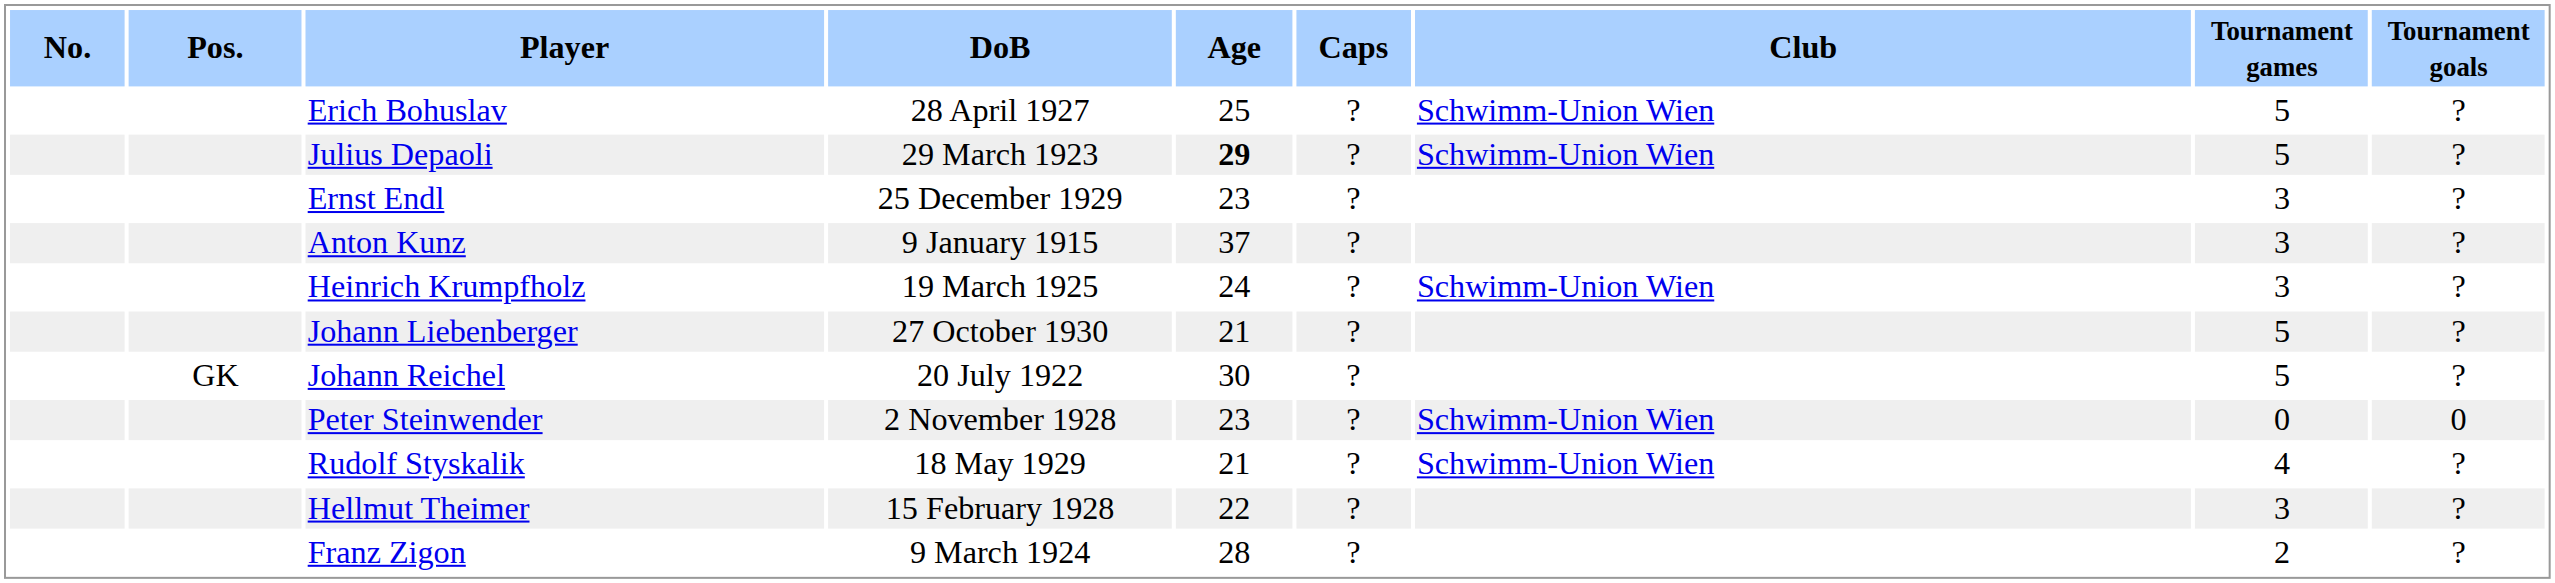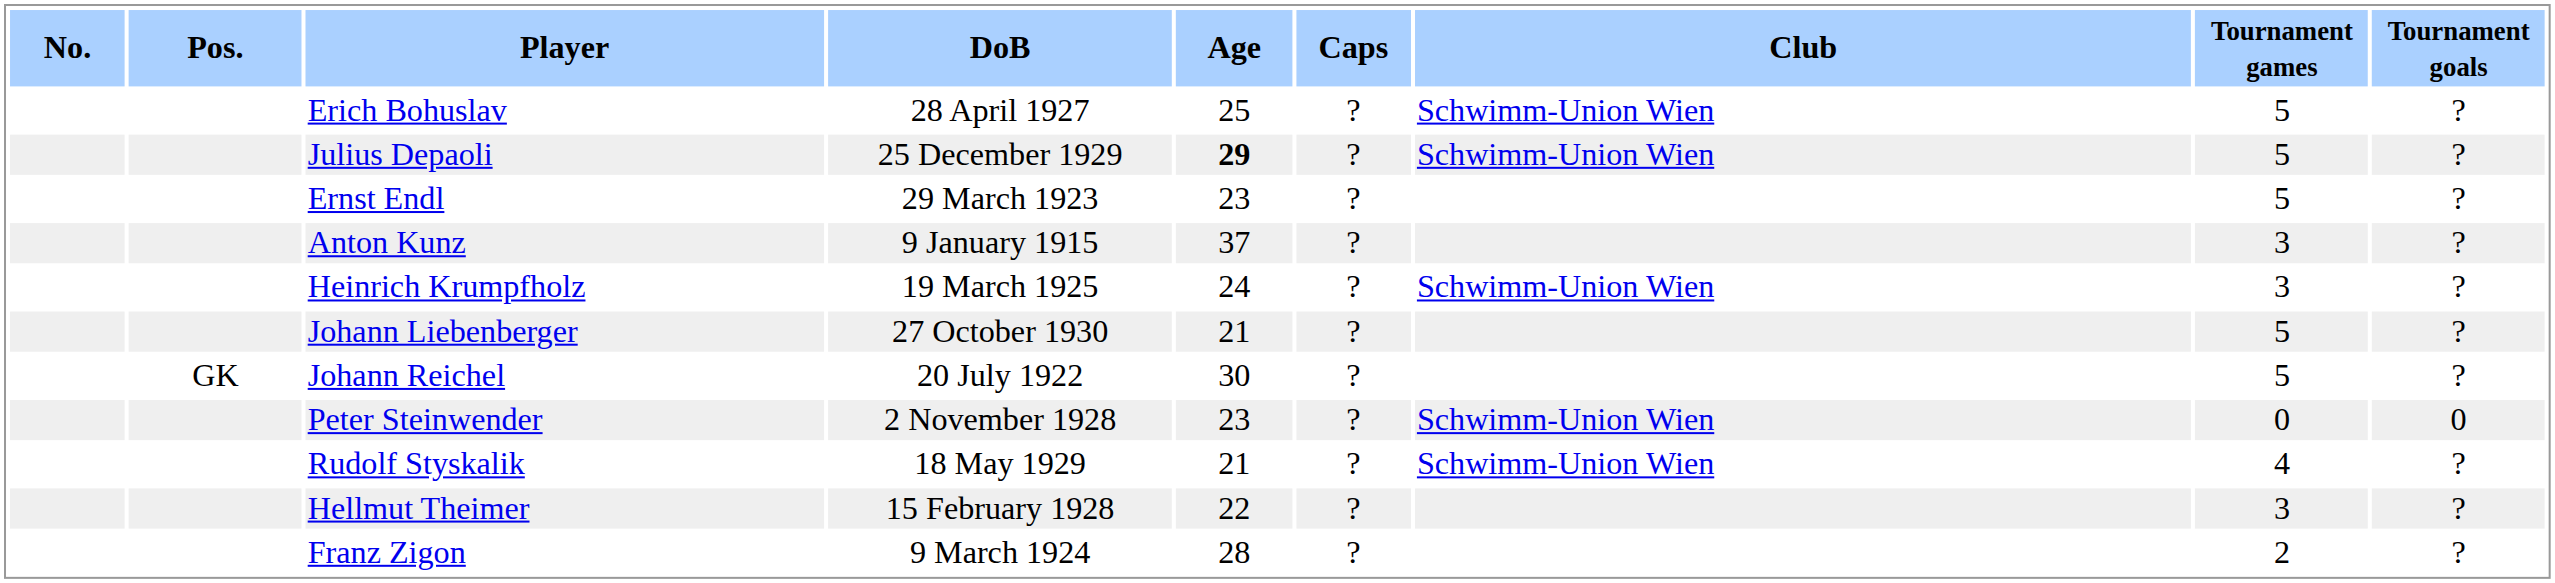(1000, 154) 29 March 1923 -> (1000, 154) 25 December 1929
(1000, 198) 25 December 1929 -> (1000, 198) 29 March 1923
(2282, 198) 3 -> (2282, 198) 5
